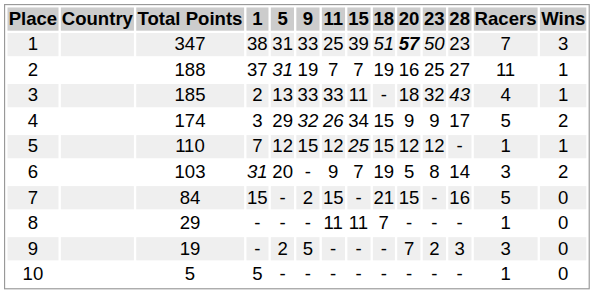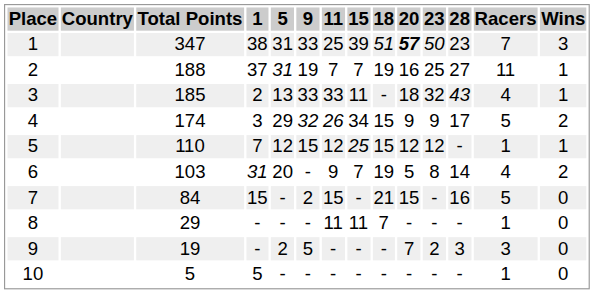(506, 172) 3 -> (506, 172) 4
